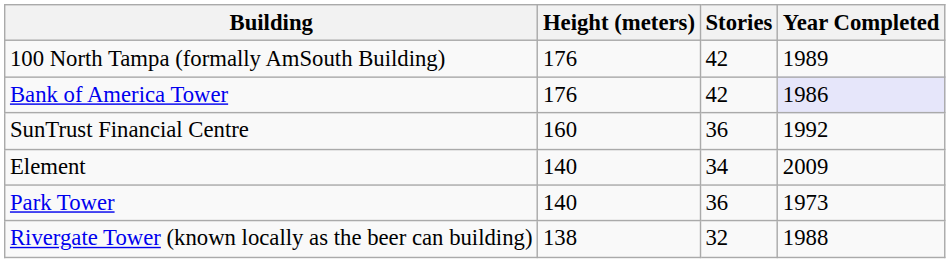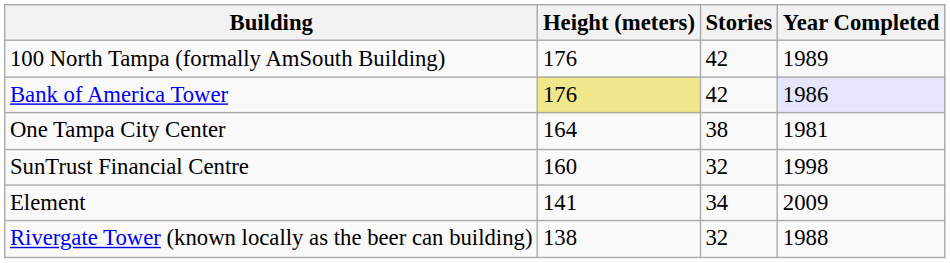(560, 94) no background -> (560, 94) khaki background
+ row: (118, 130)
(717, 130) 36 -> (717, 166) 32
(806, 130) 1992 -> (806, 166) 1998
(560, 166) 140 -> (560, 202) 141
- row: (62, 202)
